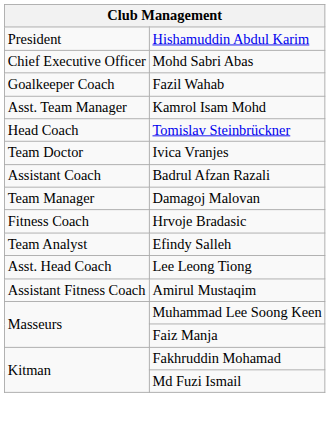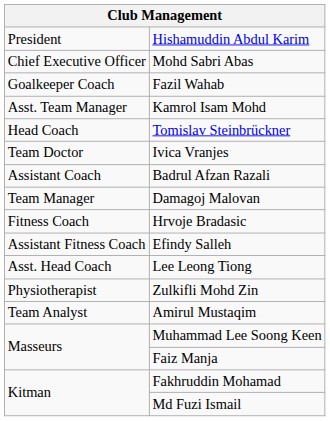(47, 244) Team Analyst -> (77, 244) Assistant Fitness Coach
+ row: (205, 289)
(77, 289) Assistant Fitness Coach -> (47, 312) Team Analyst
